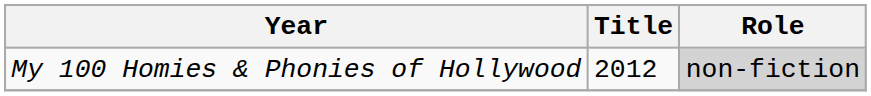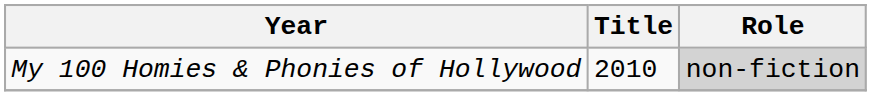(626, 70) 2012 -> (626, 70) 2010
